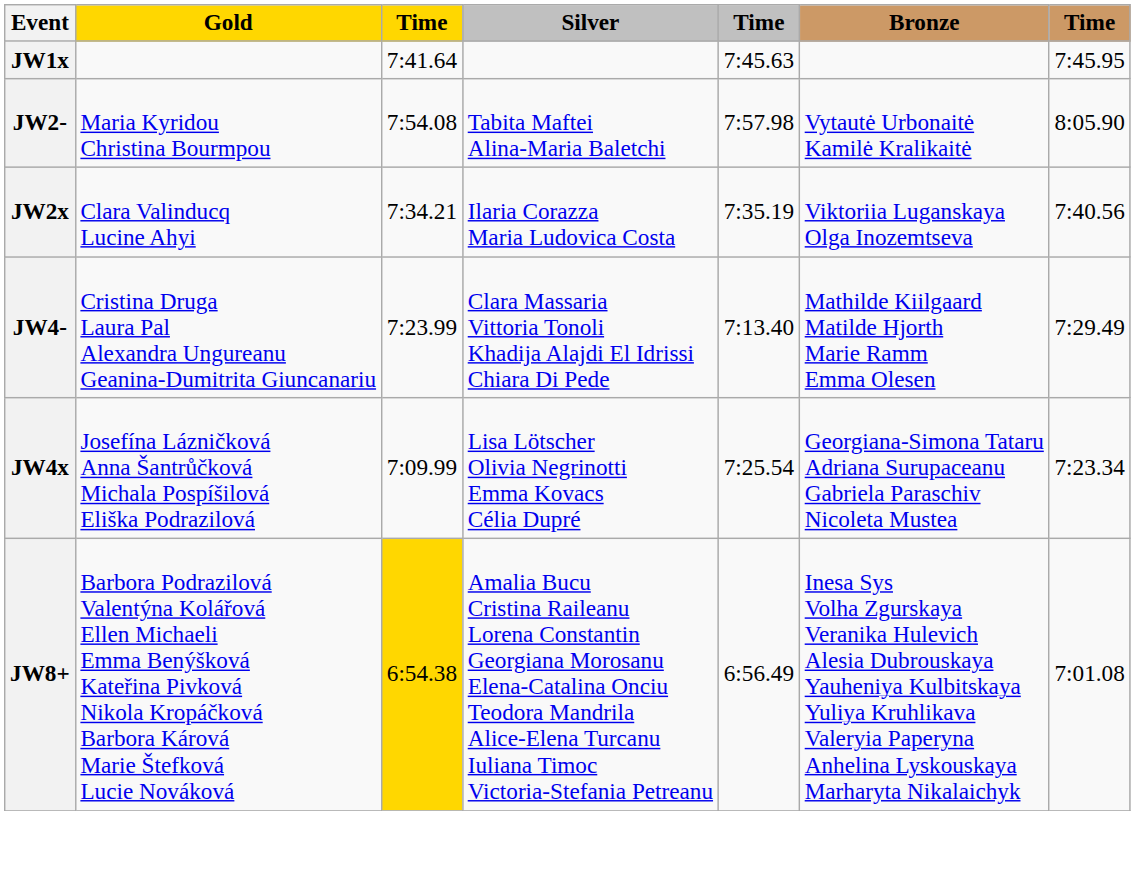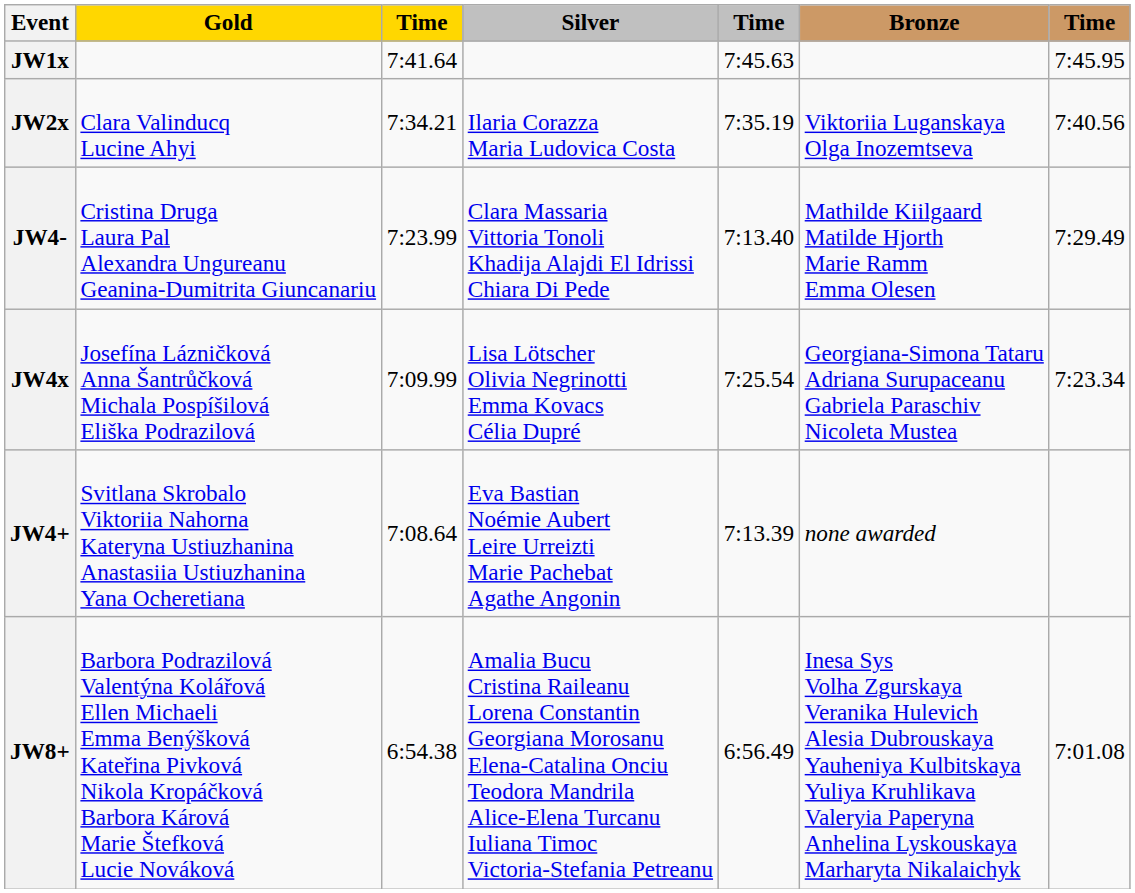- row: (40, 122)
+ row: (40, 533)
(422, 674) gold background -> (422, 752) no background
